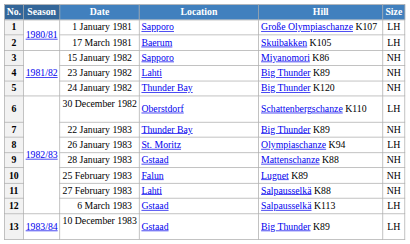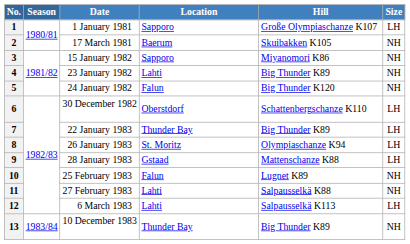(394, 42) LH -> (394, 42) NH
(167, 88) Thunder Bay -> (153, 88) Falun
(394, 129) NH -> (394, 129) LH
(394, 160) NH -> (394, 160) LH
(155, 206) Gstaad -> (152, 206) Lahti
(155, 226) Gstaad -> (167, 226) Thunder Bay
(394, 226) LH -> (394, 226) NH
